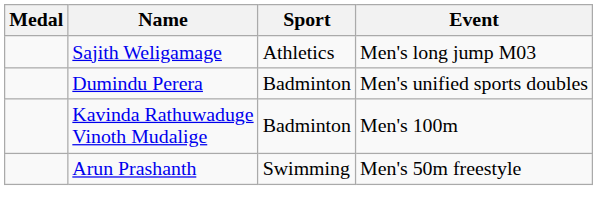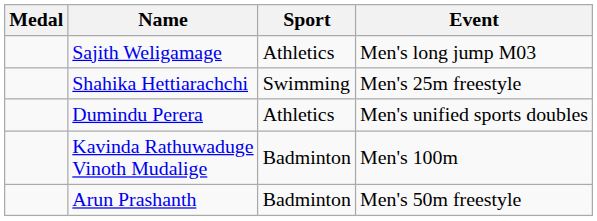+ row: (160, 83)
(307, 83) Badminton -> (299, 114) Athletics
(306, 168) Swimming -> (307, 199) Badminton
